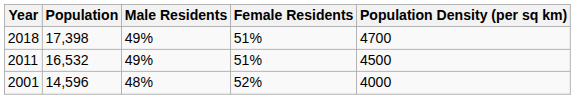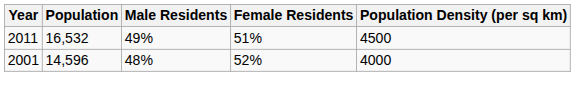- row: (23, 37)
